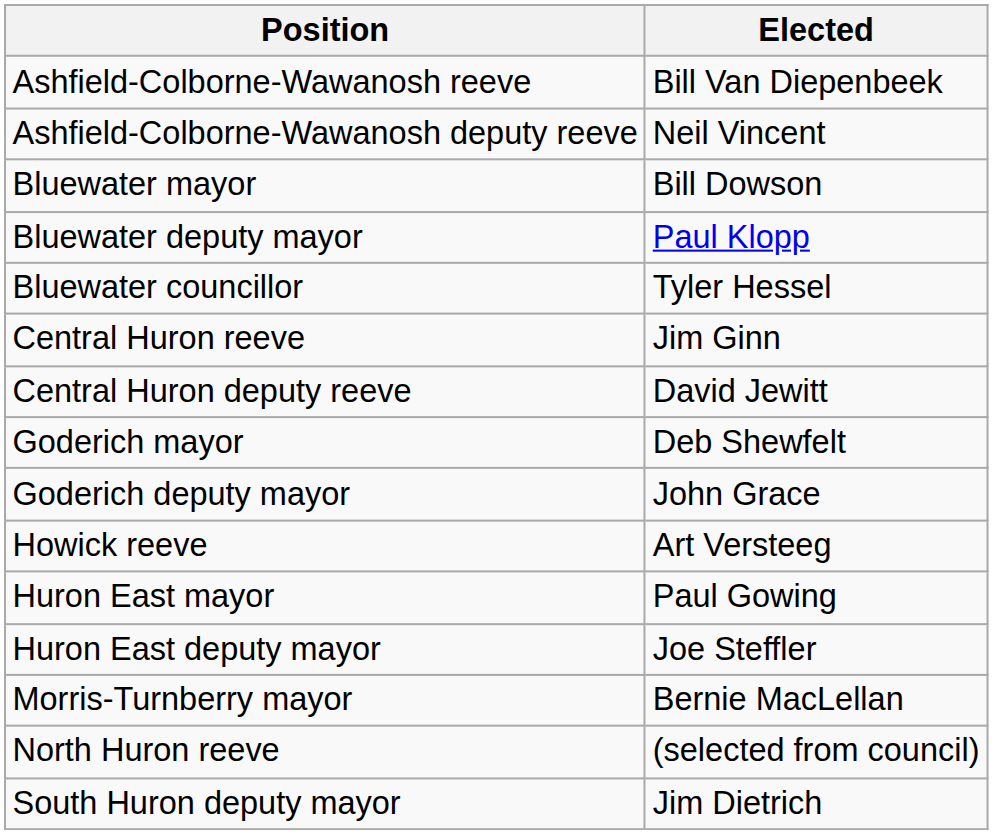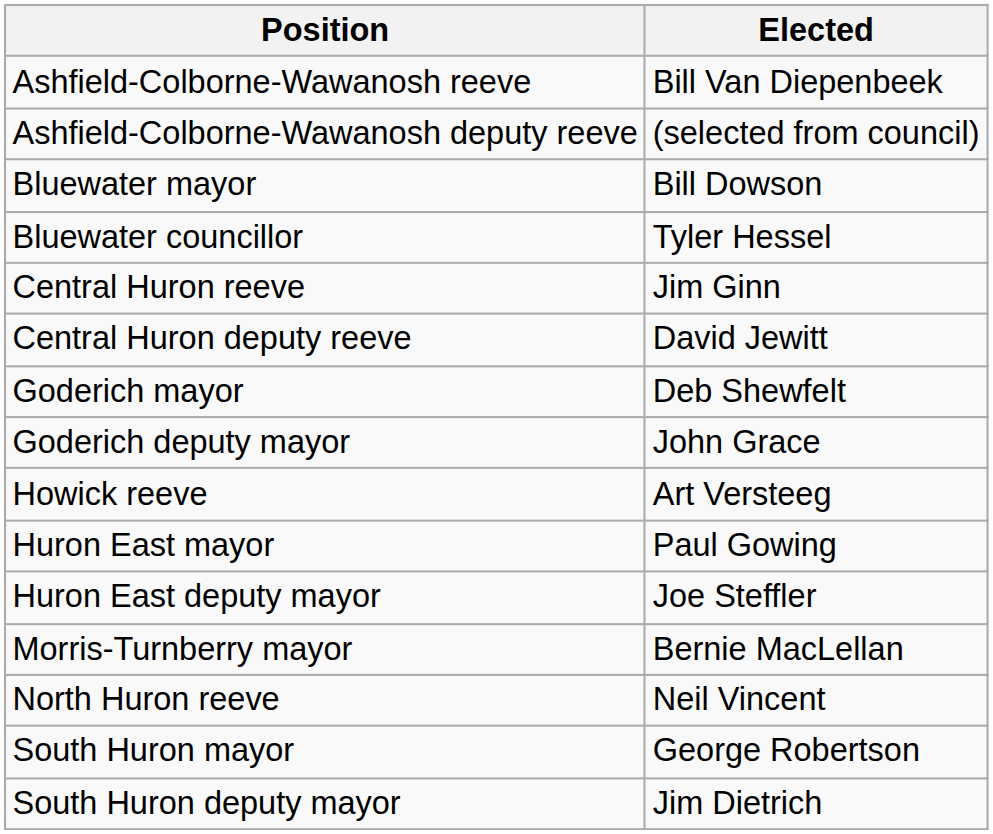(739, 133) Neil Vincent -> (816, 133) (selected from council)
- row: (188, 236)
(816, 751) (selected from council) -> (739, 699) Neil Vincent
+ row: (153, 751)
